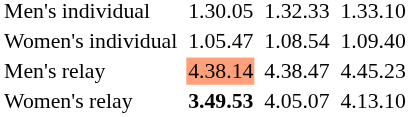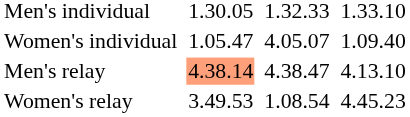(297, 41) 1.08.54 -> (297, 41) 4.05.07
(373, 70) 4.45.23 -> (373, 70) 4.13.10
(221, 100) bold -> (221, 100) normal
(297, 100) 4.05.07 -> (297, 100) 1.08.54
(373, 100) 4.13.10 -> (373, 100) 4.45.23
